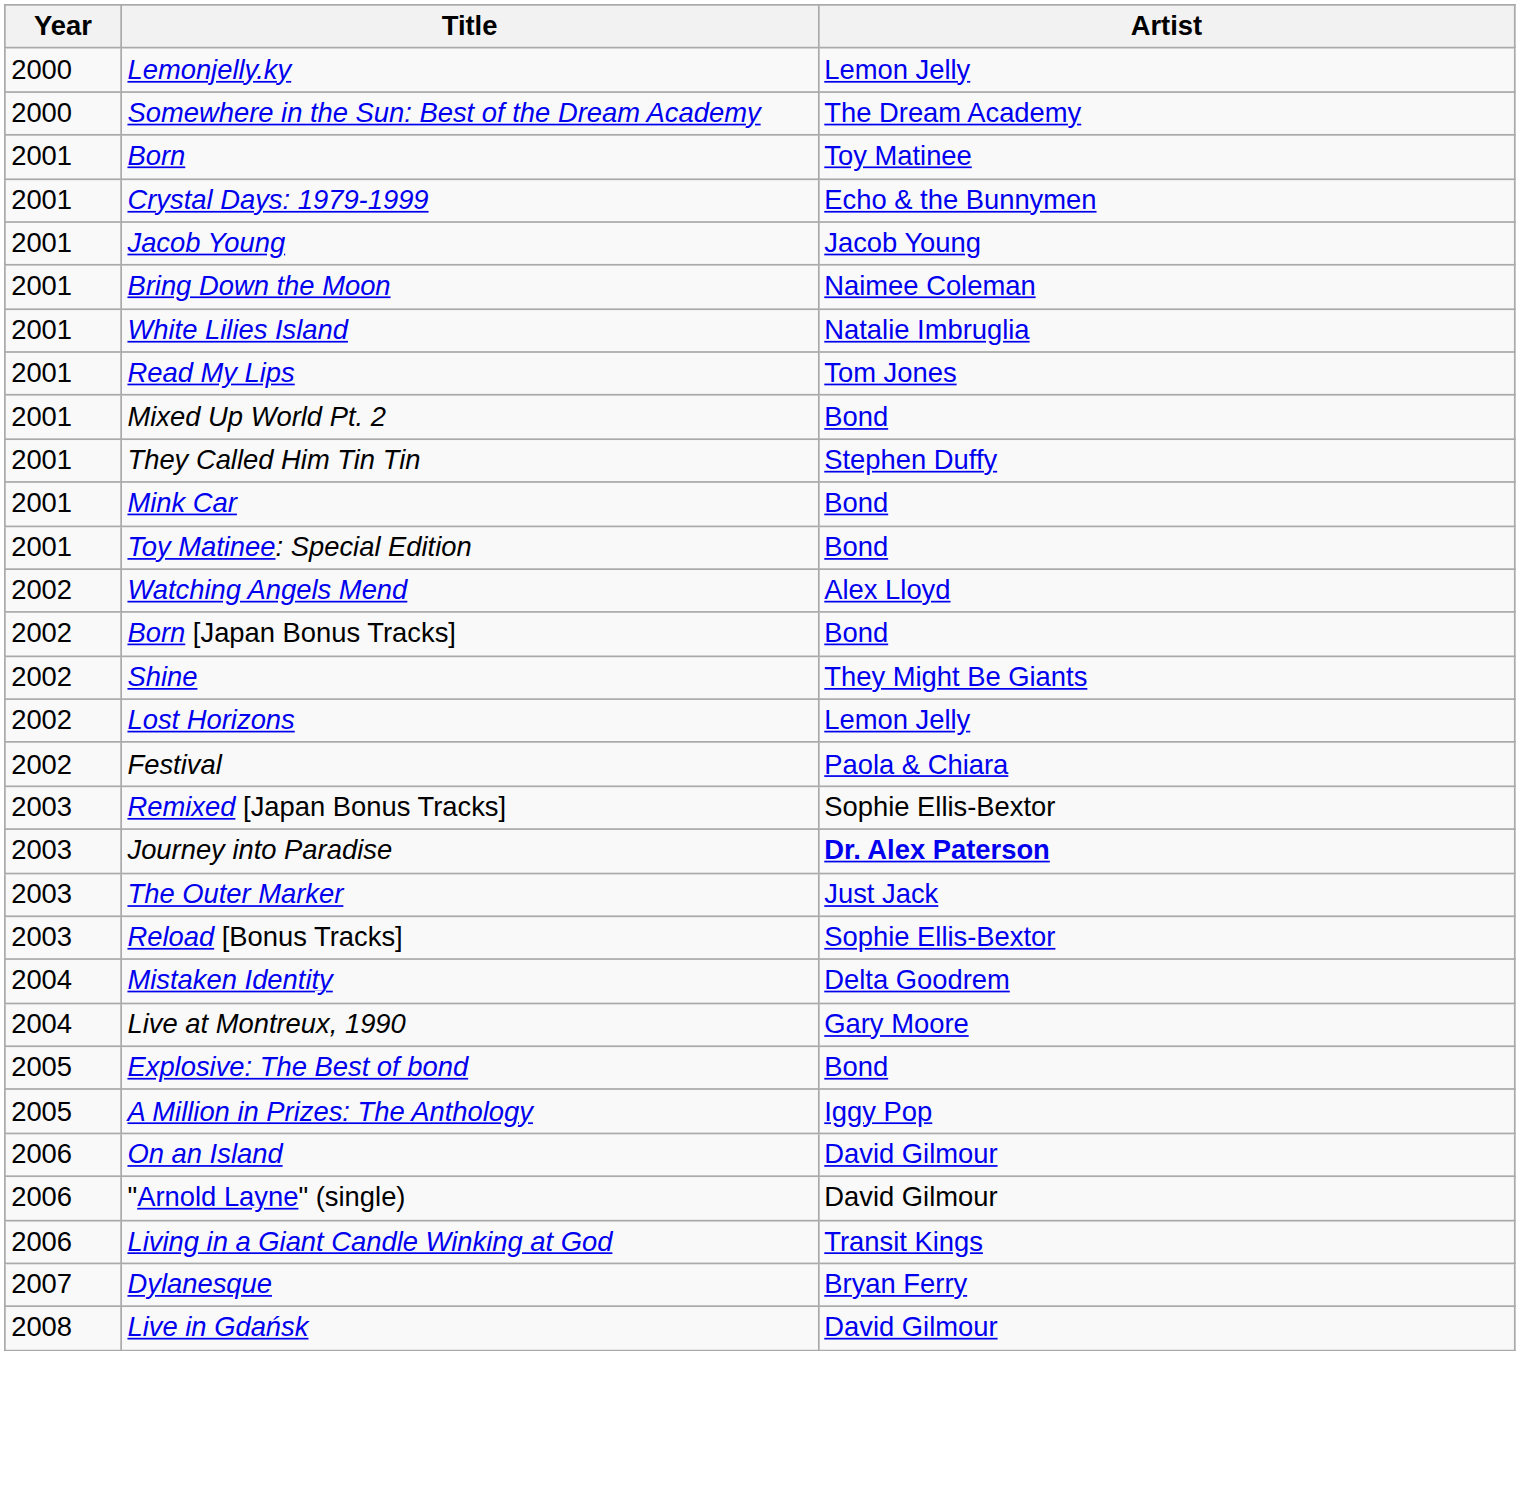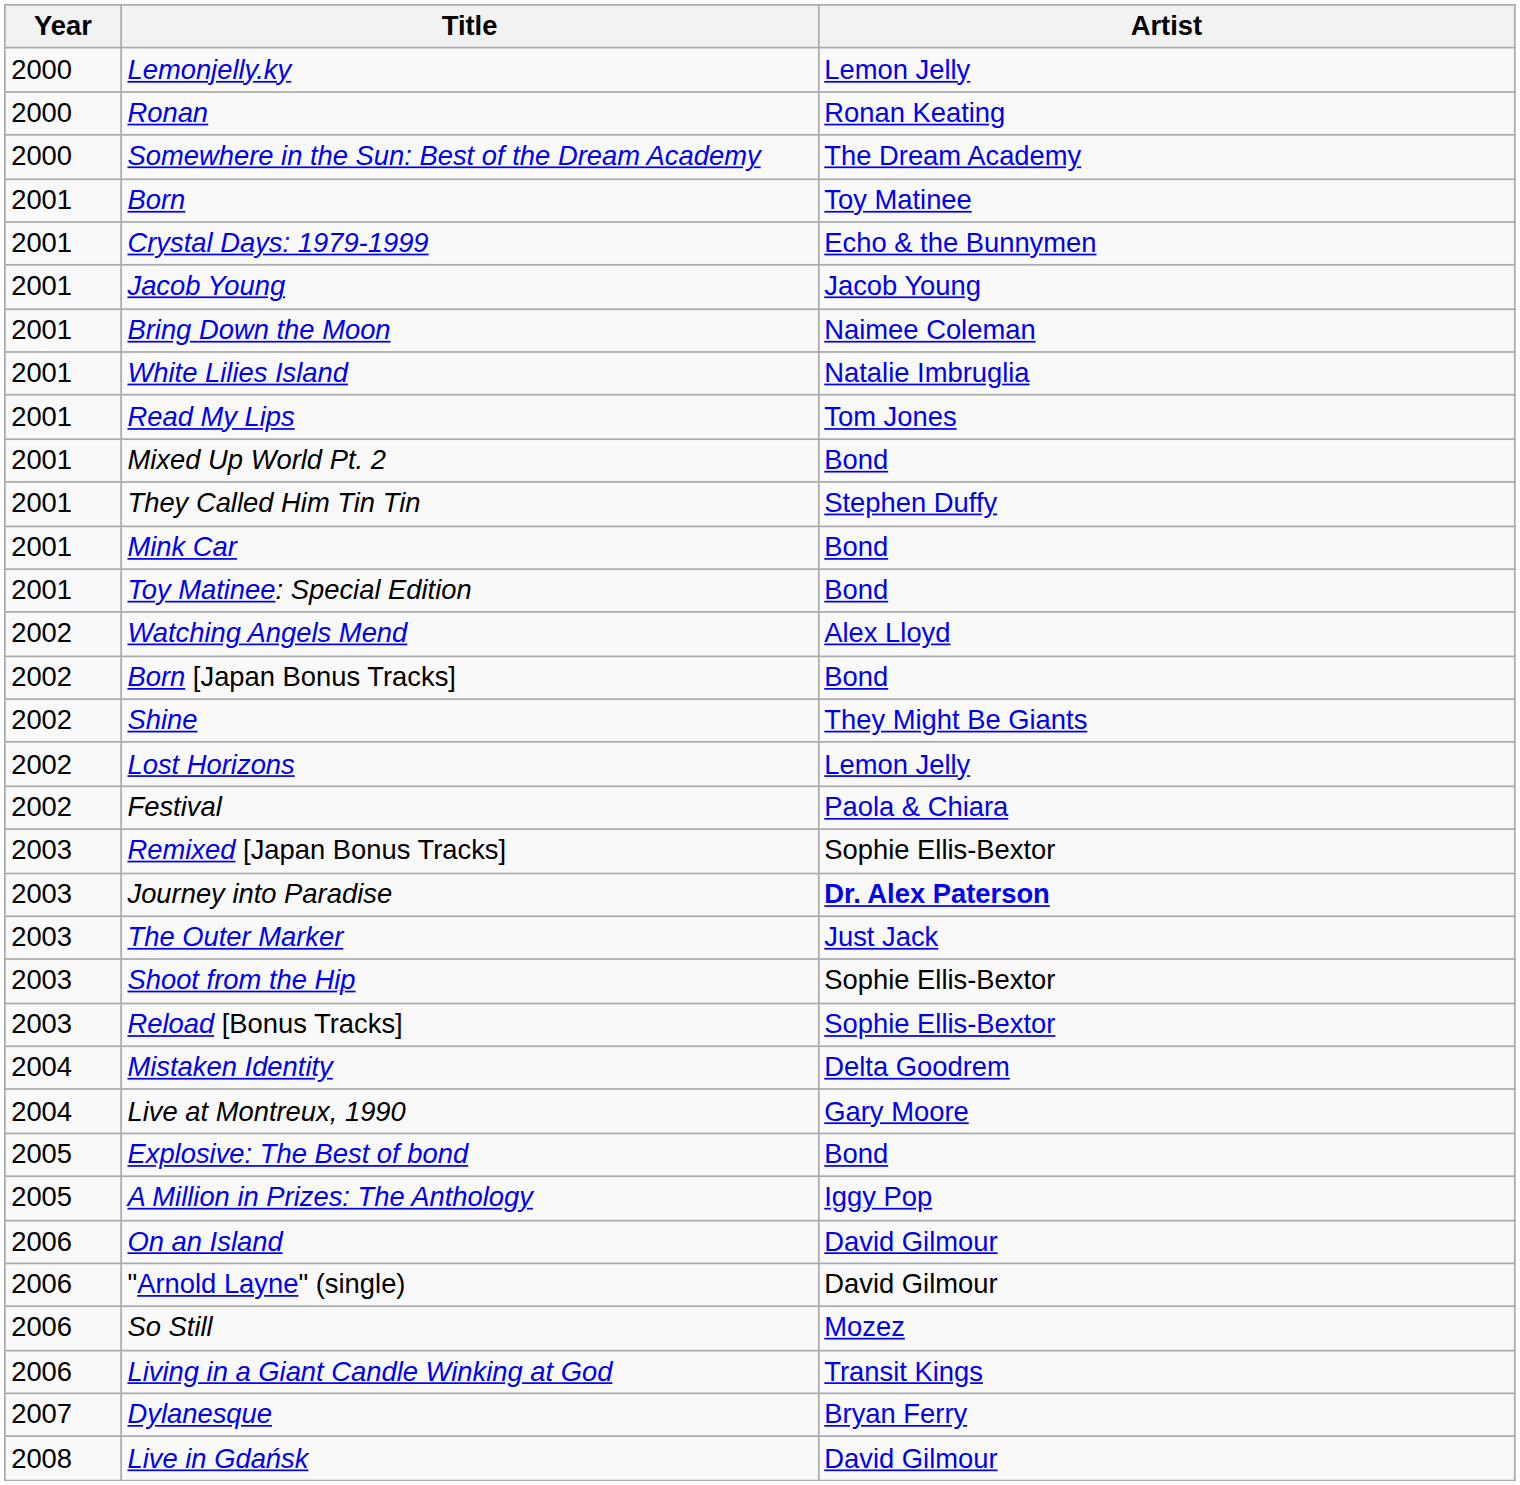+ row: (168, 112)
+ row: (242, 980)
+ row: (170, 1327)
